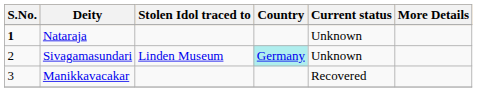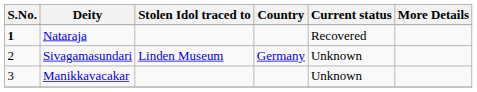(337, 35) Unknown -> (339, 35) Recovered
(281, 55) paleturquoise background -> (281, 55) no background
(339, 76) Recovered -> (337, 76) Unknown
